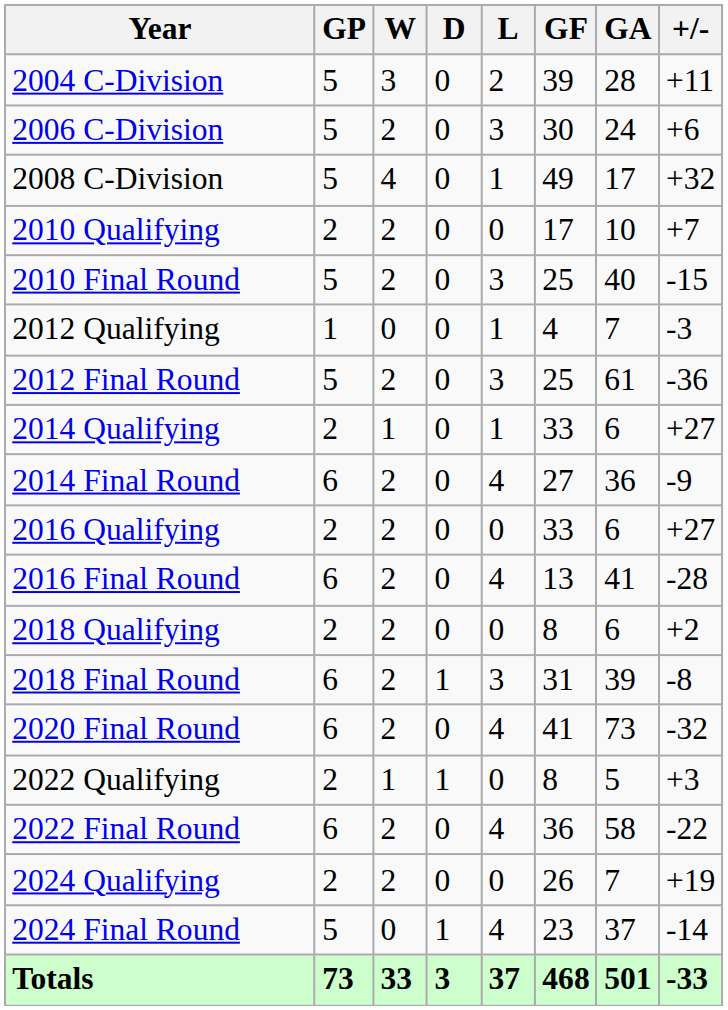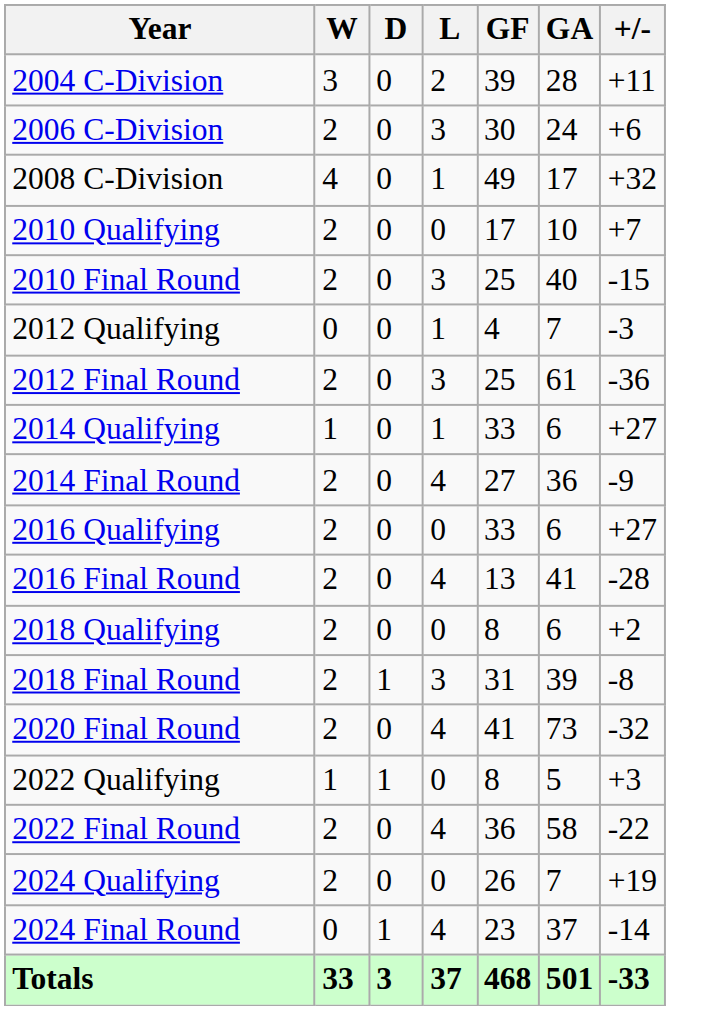- column: (344, 29)
